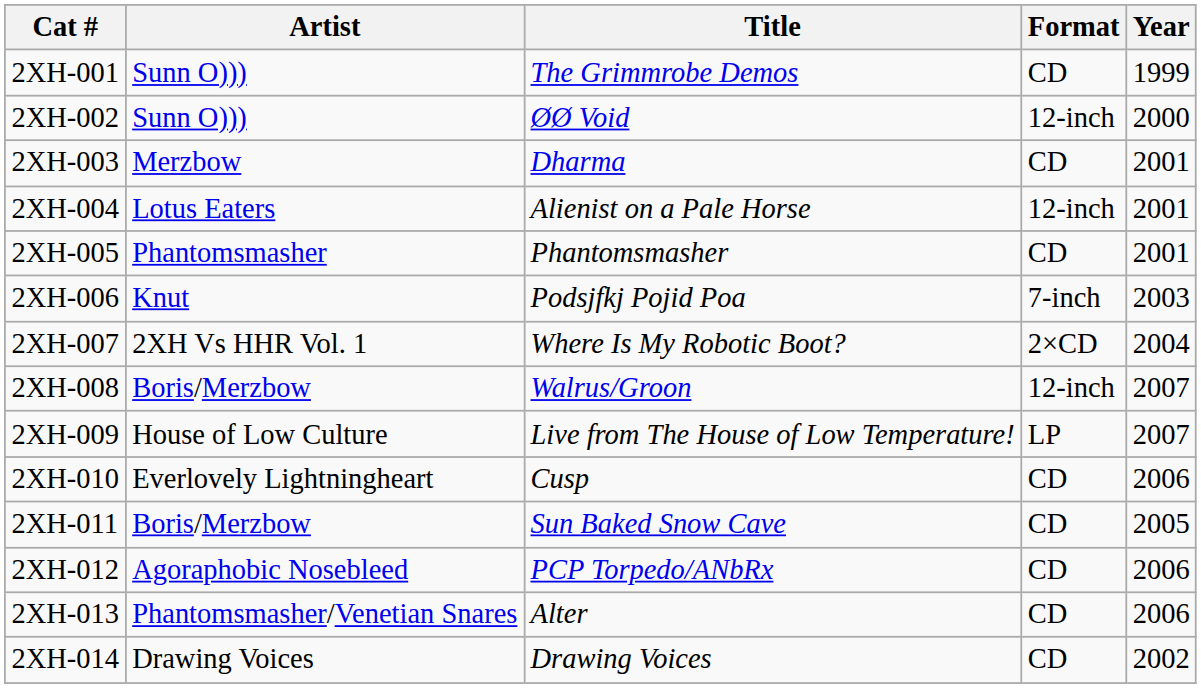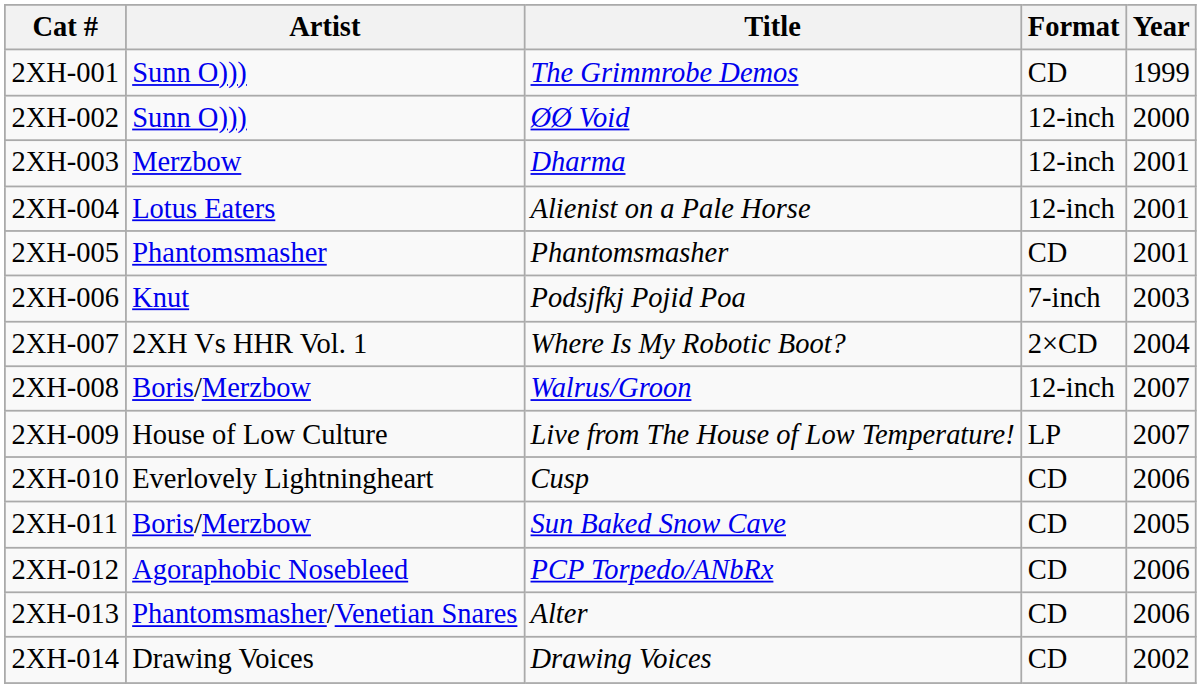(1048, 162) CD -> (1071, 162) 12-inch
